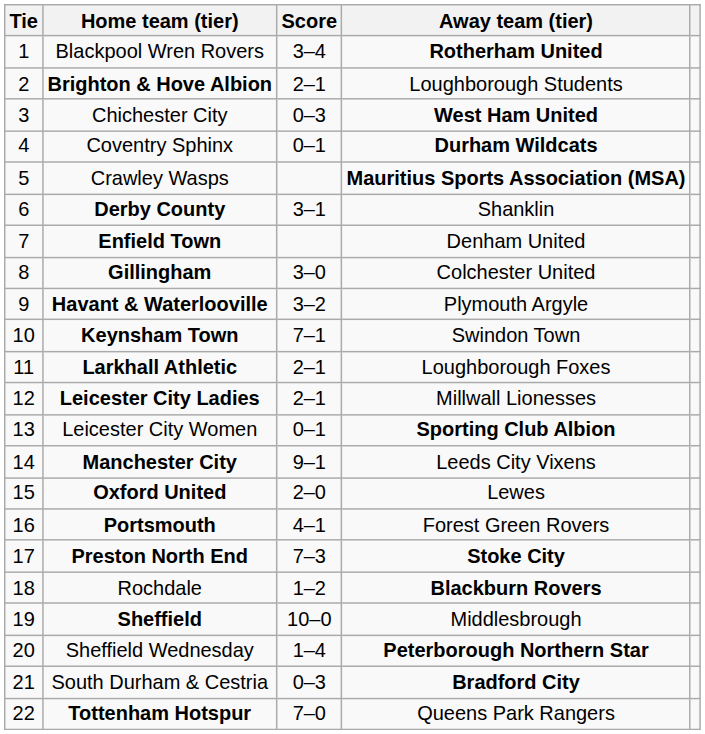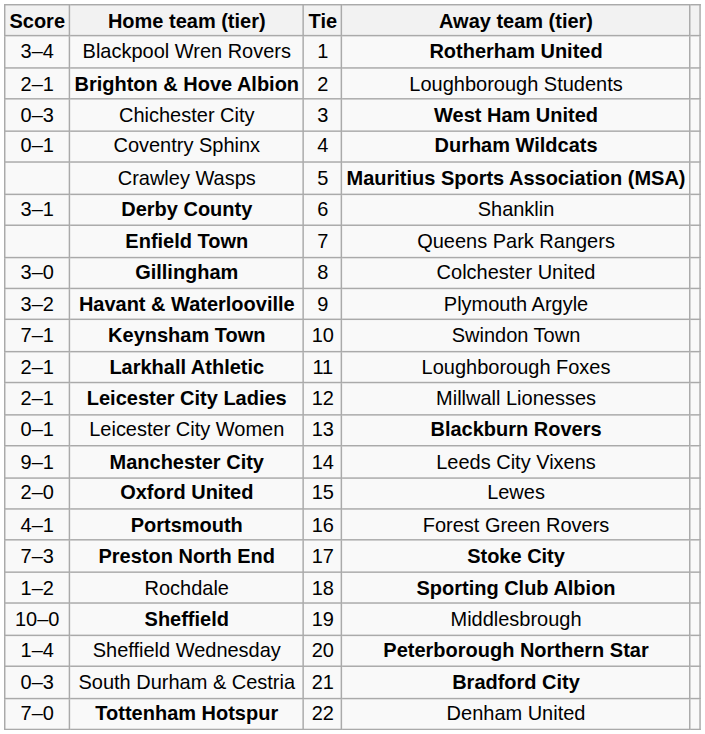columns swapped: (24, 20) <-> (309, 20)
(516, 241) Denham United -> (516, 241) Queens Park Rangers
(516, 430) Sporting Club Albion -> (516, 430) Blackburn Rovers
(516, 587) Blackburn Rovers -> (516, 587) Sporting Club Albion
(516, 713) Queens Park Rangers -> (516, 713) Denham United
